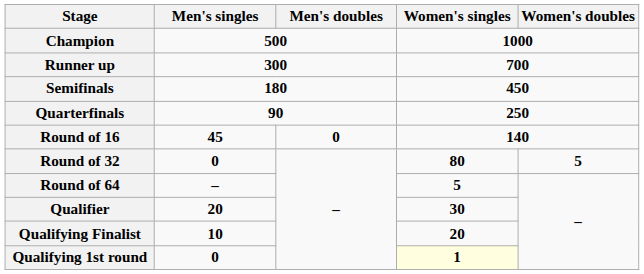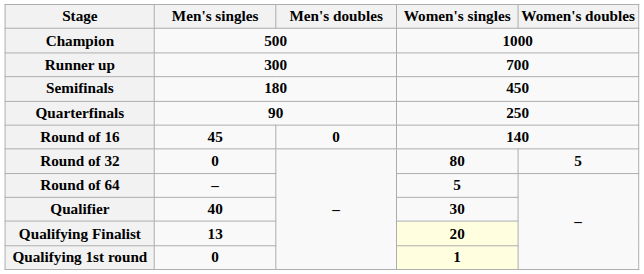(215, 209) 20 -> (215, 209) 40
(215, 233) 10 -> (215, 233) 13
(457, 233) no background -> (457, 233) lightyellow background
